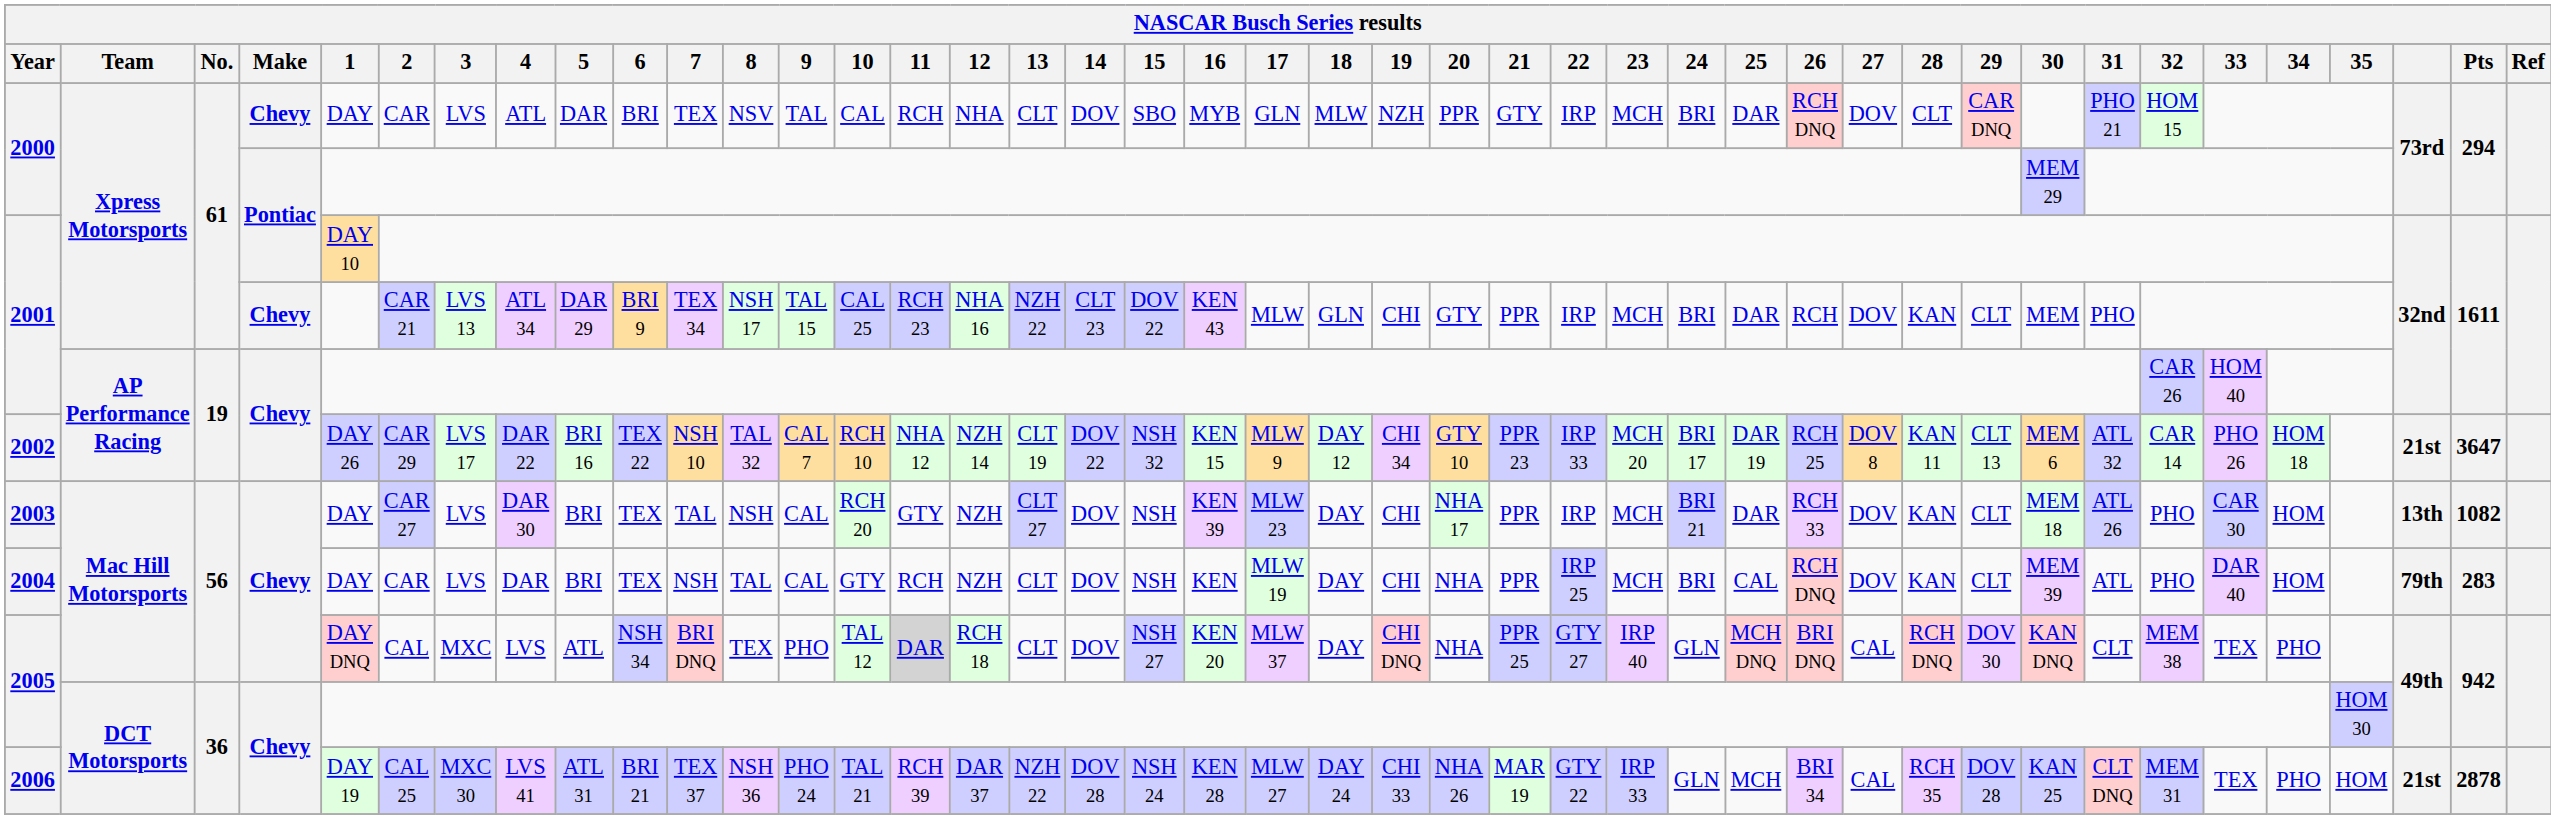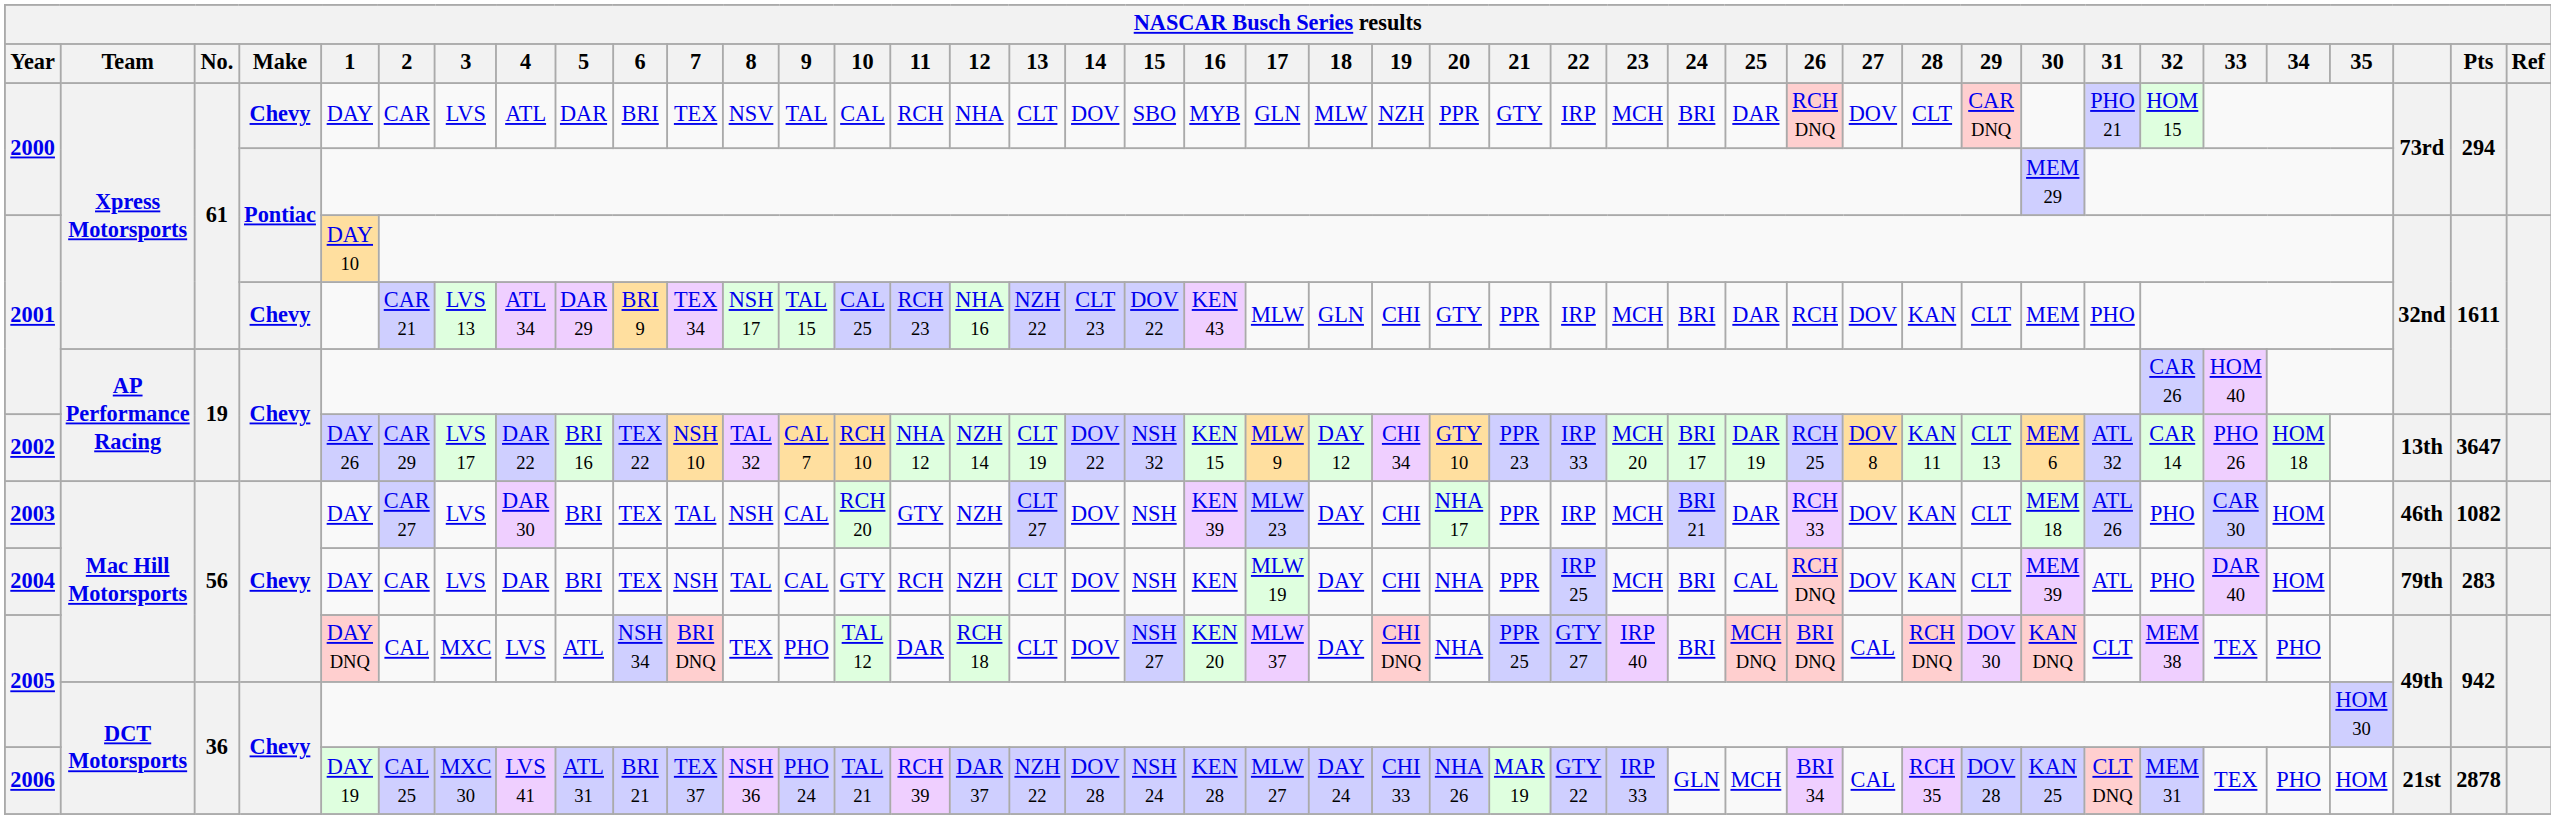(2422, 447) 21st -> (2422, 447) 13th
(2422, 514) 13th -> (2422, 514) 46th
(920, 647) lightgrey background -> (920, 647) no background
(1697, 647) GLN -> (1697, 647) BRI
